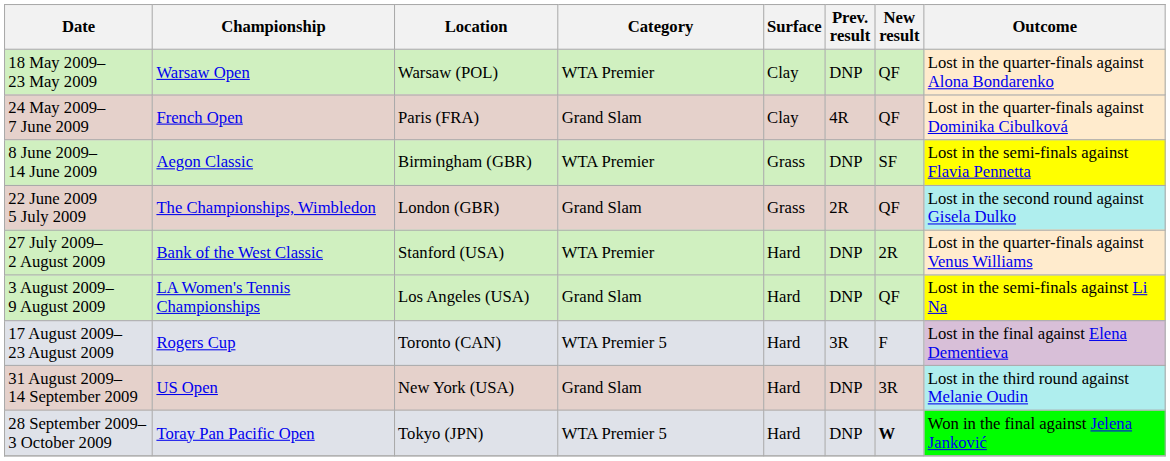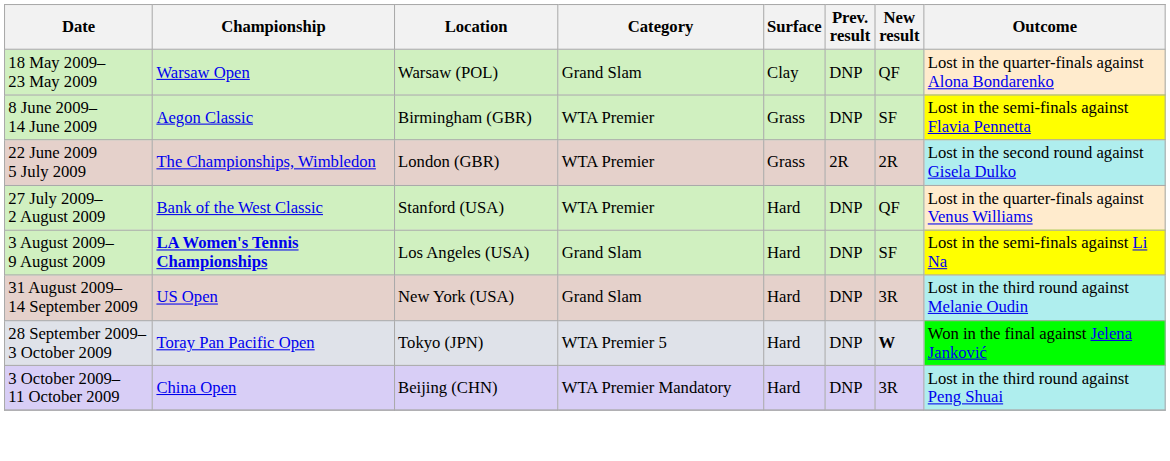(608, 72) WTA Premier -> (602, 72) Grand Slam
- row: (57, 117)
(602, 207) Grand Slam -> (608, 162) WTA Premier
(889, 207) QF -> (888, 162) 2R
(888, 252) 2R -> (889, 207) QF
(223, 297) normal -> (227, 252) bold
(889, 297) QF -> (888, 252) SF
- row: (65, 342)
+ row: (64, 387)
